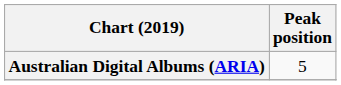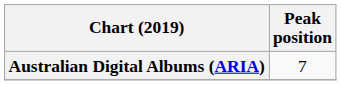(302, 65) 5 -> (302, 65) 7
